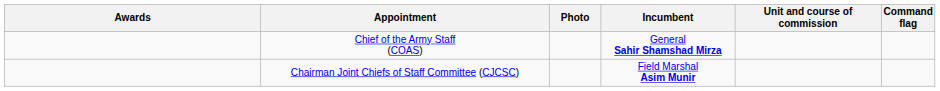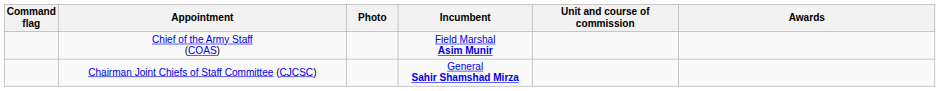columns swapped: (908, 18) <-> (133, 18)
(668, 45) General Sahir Shamshad Mirza -> (465, 45) Field Marshal Asim Munir
(668, 72) Field Marshal Asim Munir -> (465, 72) General Sahir Shamshad Mirza
